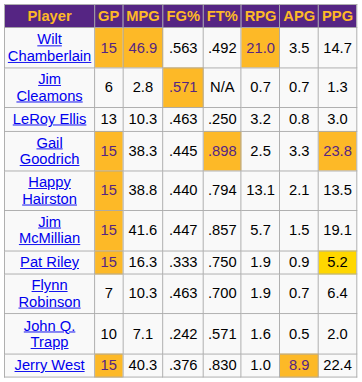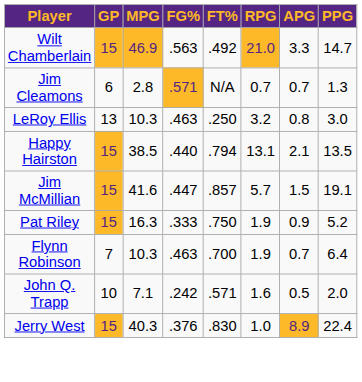(299, 47) 3.5 -> (299, 47) 3.3
- row: (50, 150)
(143, 190) 38.8 -> (143, 150) 38.5
(338, 262) gold background -> (338, 222) no background
